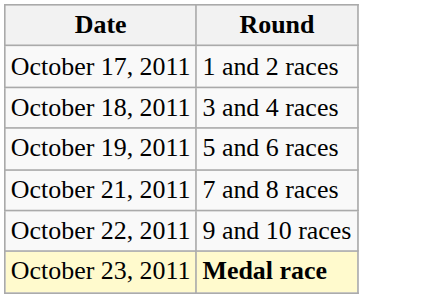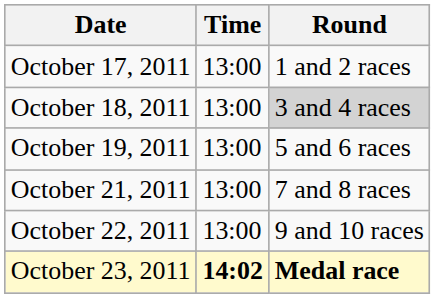+ column: (233, 25)
(270, 107) no background -> (343, 107) lightgrey background
